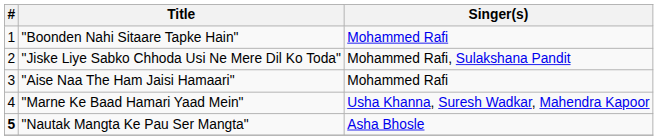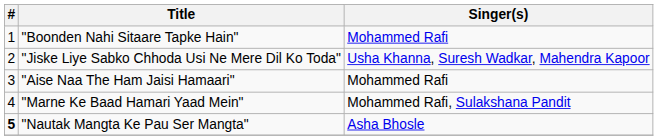(459, 59) Mohammed Rafi, Sulakshana Pandit -> (498, 59) Usha Khanna, Suresh Wadkar, Mahendra Kapoor
(498, 102) Usha Khanna, Suresh Wadkar, Mahendra Kapoor -> (459, 102) Mohammed Rafi, Sulakshana Pandit
